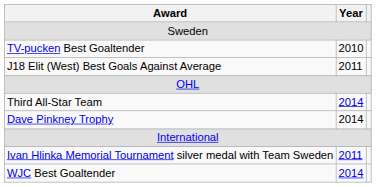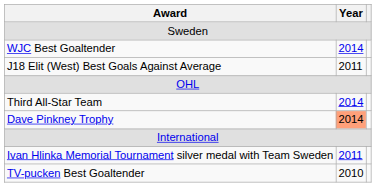rows swapped: (76, 48) <-> (61, 173)
(351, 119) no background -> (351, 119) lightsalmon background
